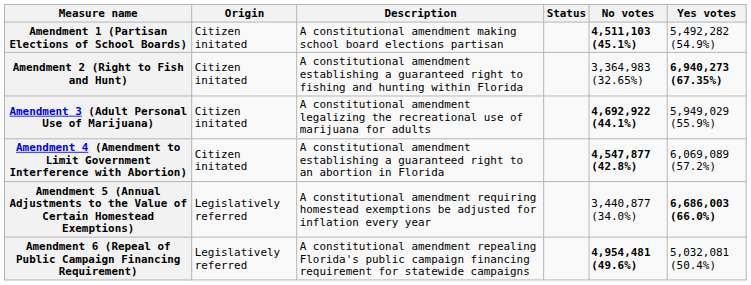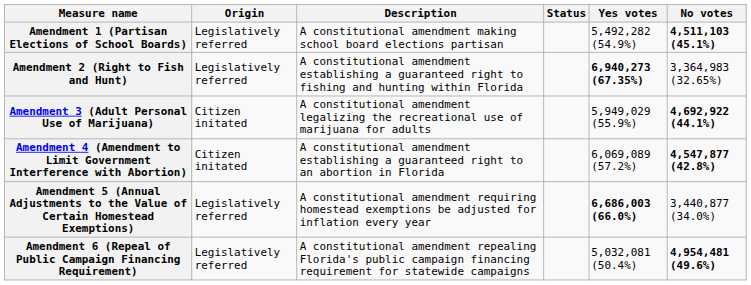columns swapped: (707, 13) <-> (628, 13)
(221, 37) Citizen initated -> (237, 37) Legislatively referred
(221, 74) Citizen initated -> (237, 74) Legislatively referred
